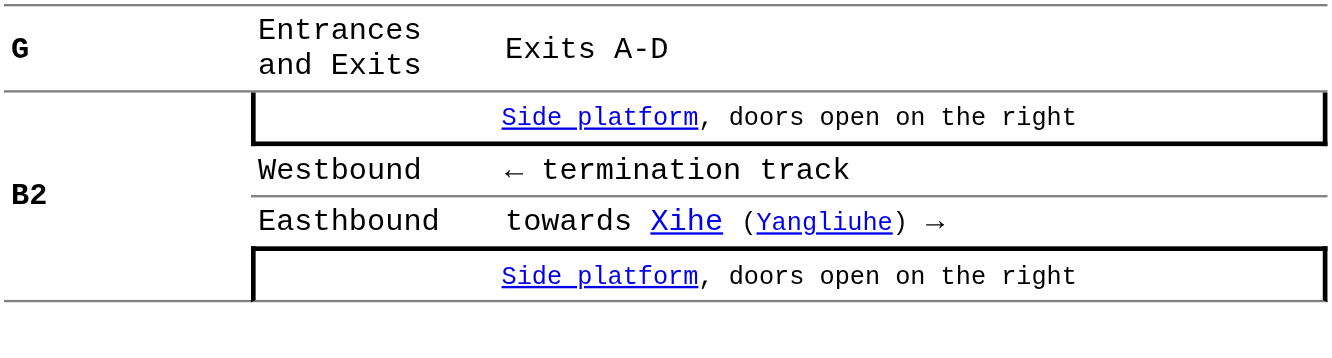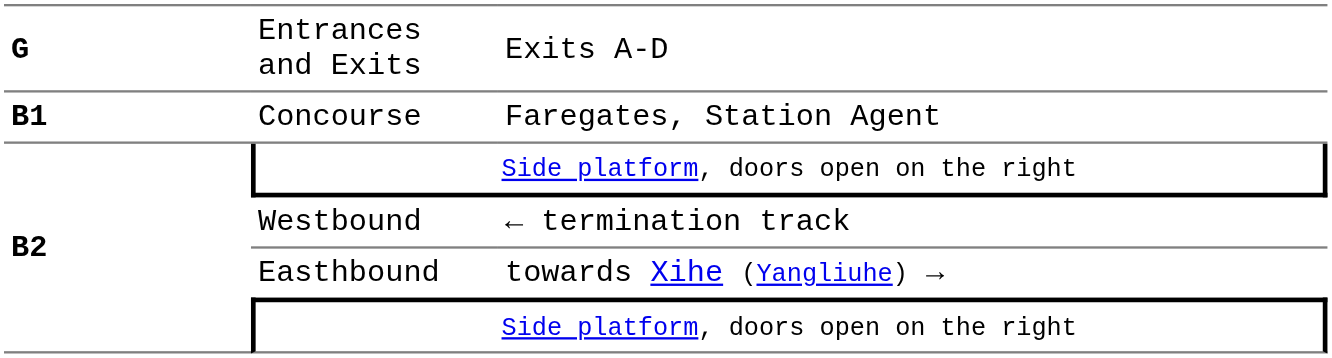+ row: (340, 117)
